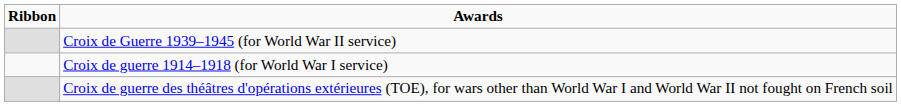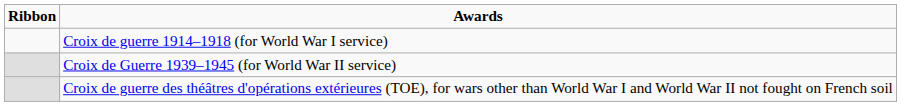rows swapped: (225, 64) <-> (230, 40)
